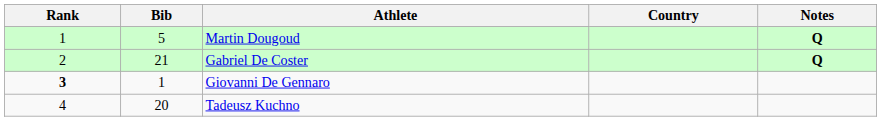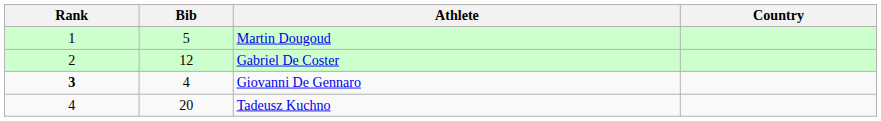- column: (817, 15)
(161, 60) 21 -> (186, 60) 12
(161, 82) 1 -> (186, 82) 4
